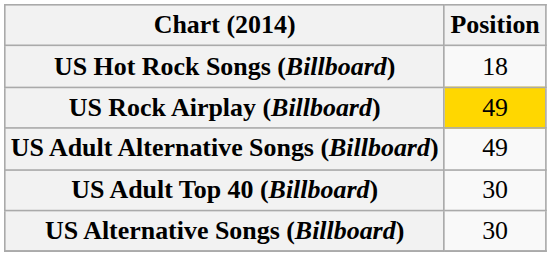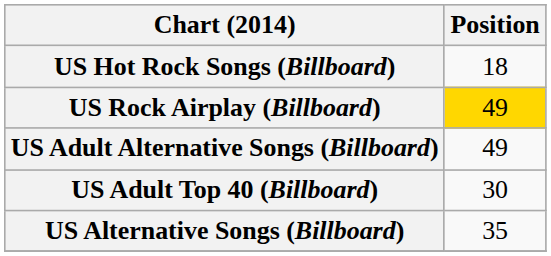(495, 230) 30 -> (495, 230) 35
